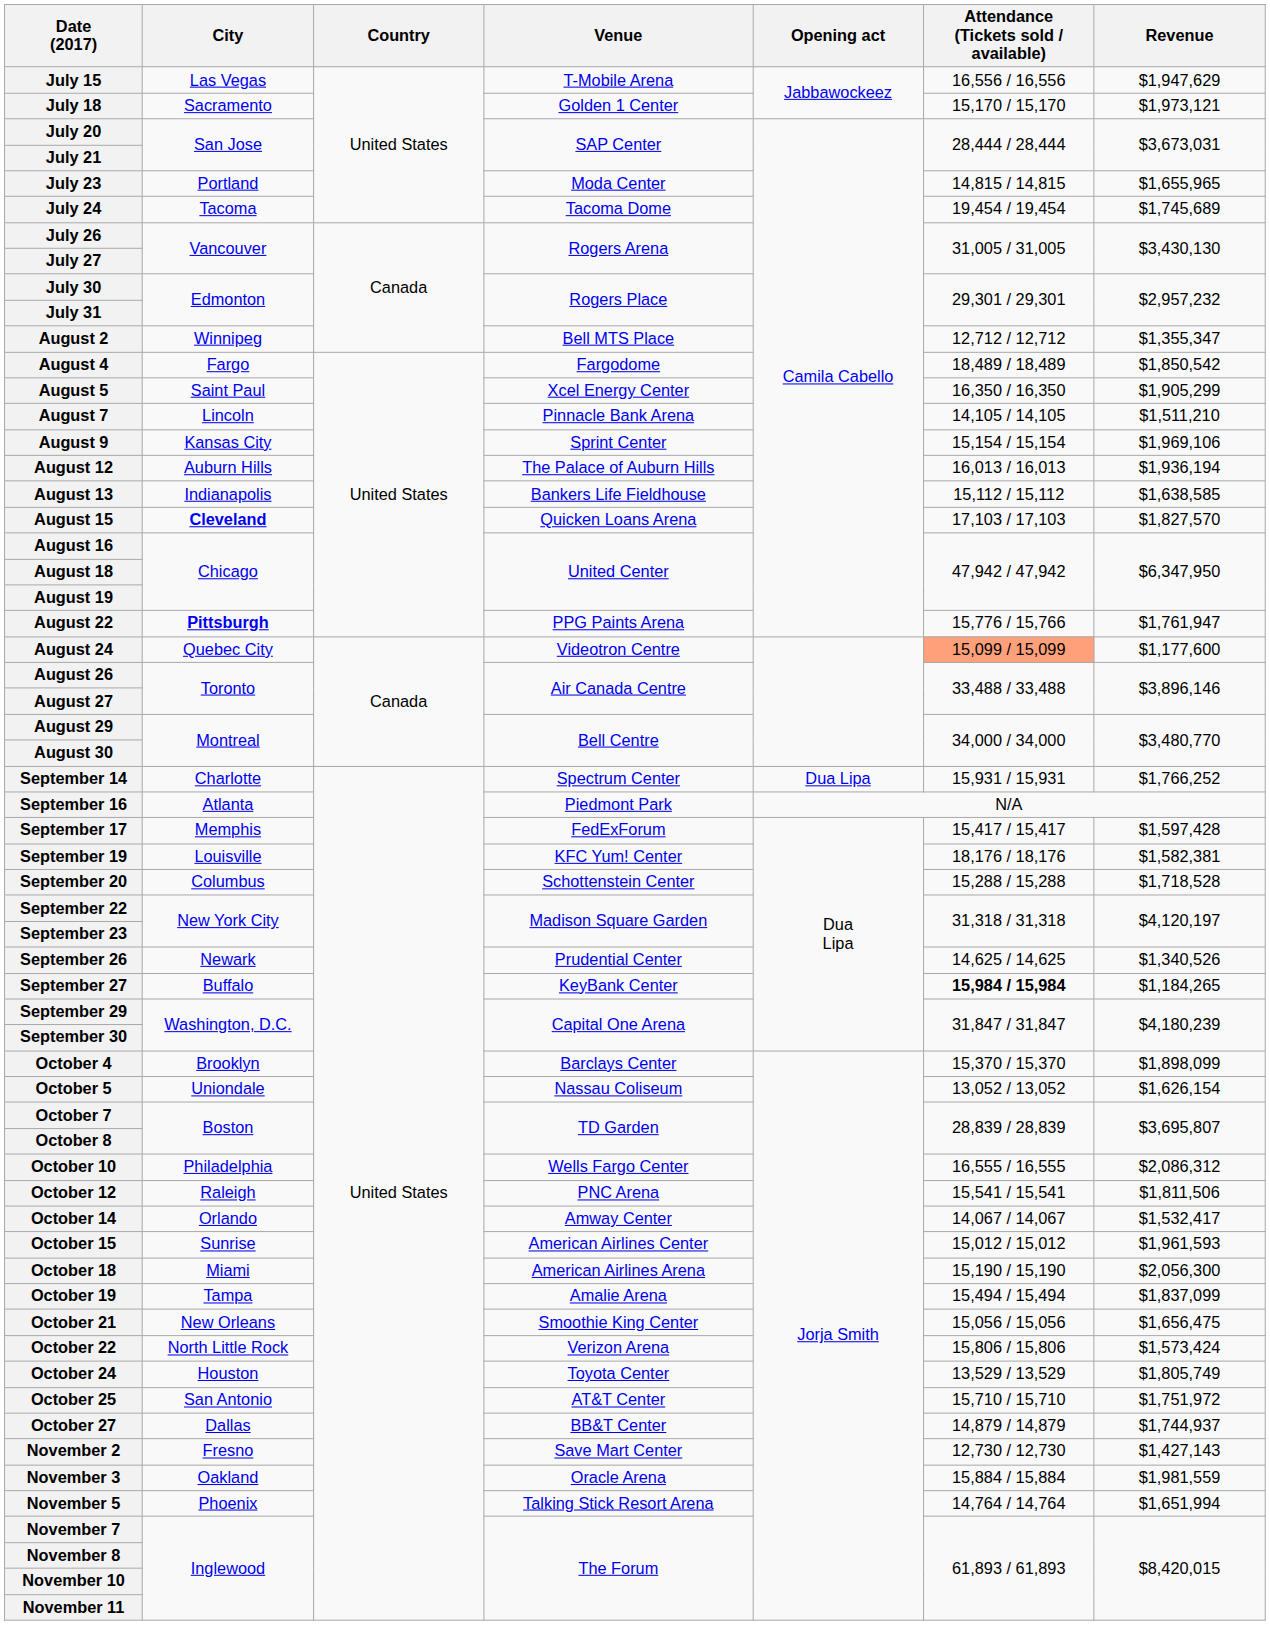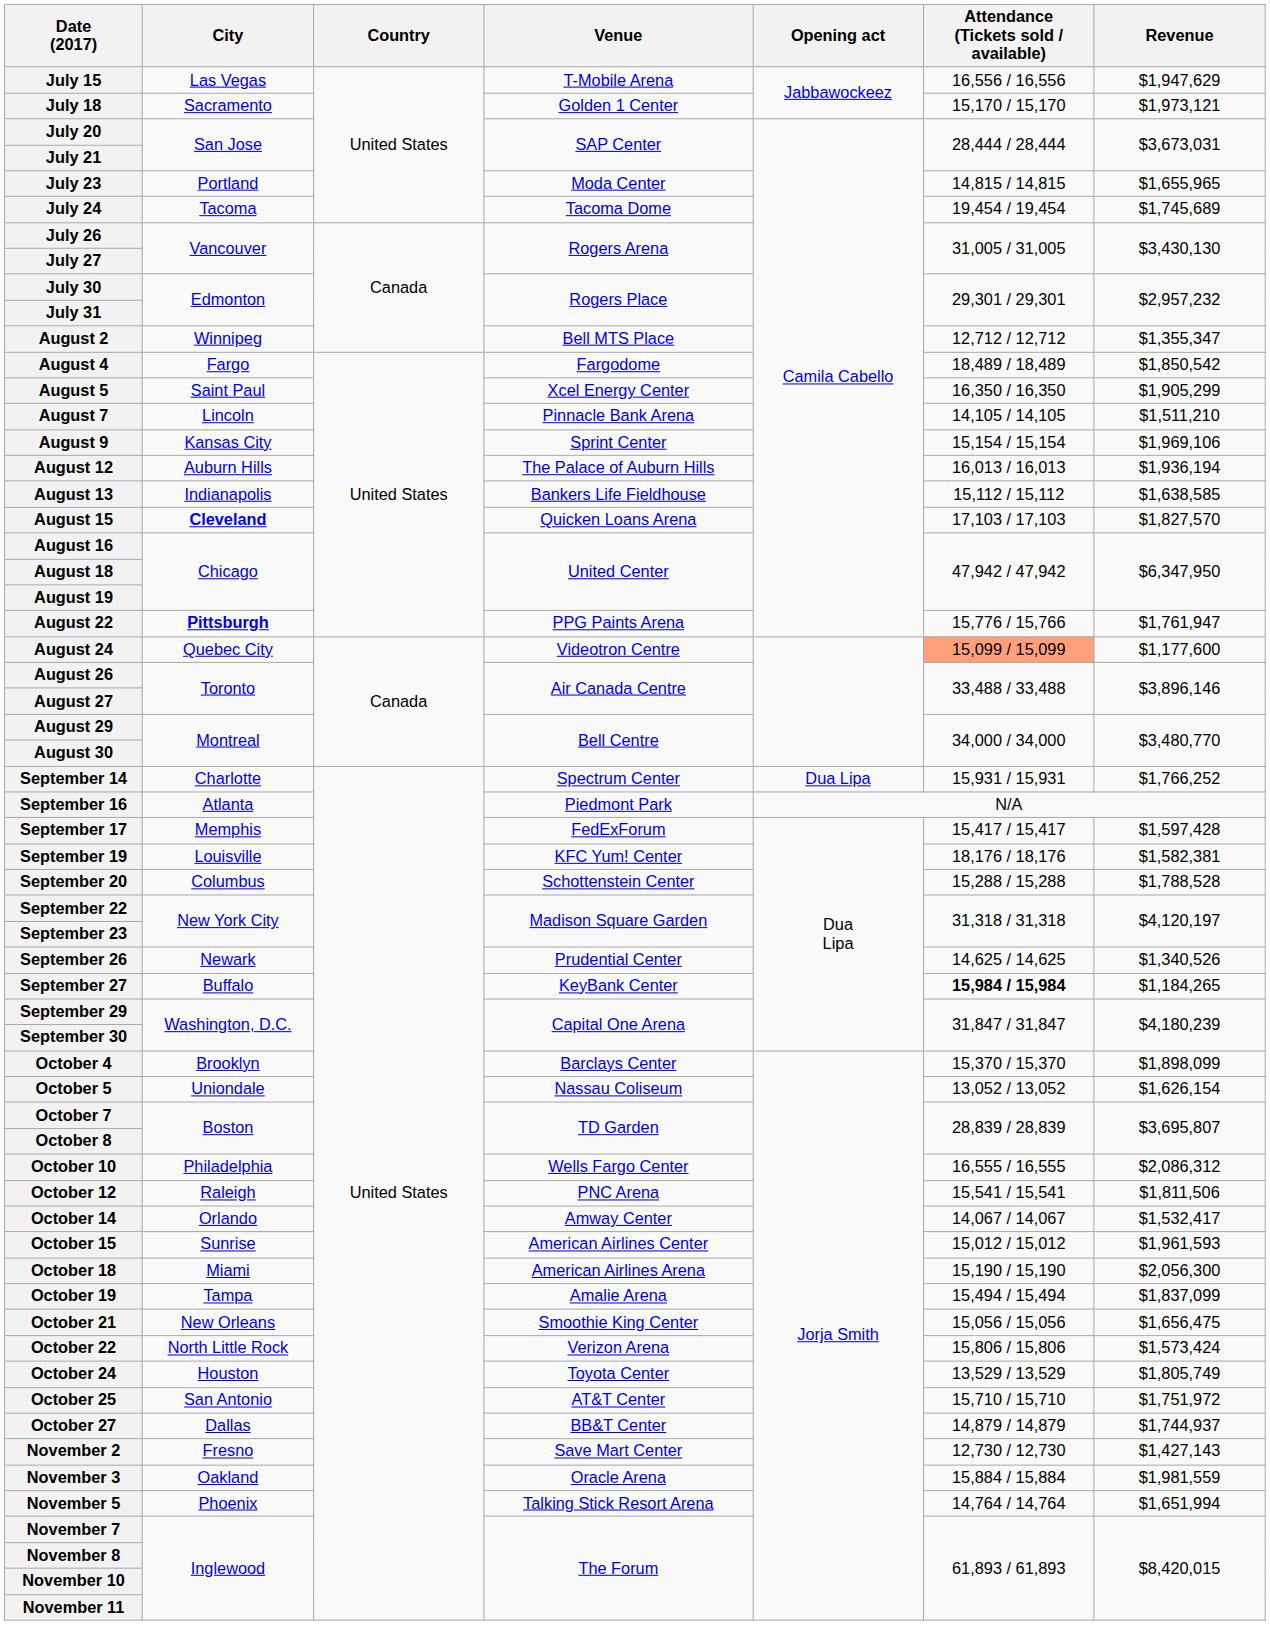(1179, 882) $1,718,528 -> (1179, 882) $1,788,528
